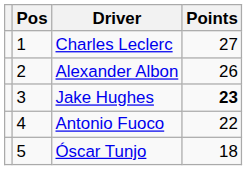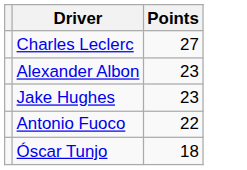- column: (32, 18)
(228, 71) 26 -> (189, 71) 23
(228, 97) bold -> (189, 97) normal
